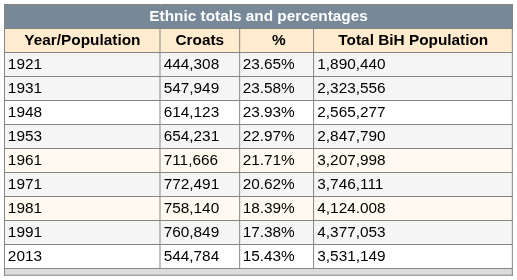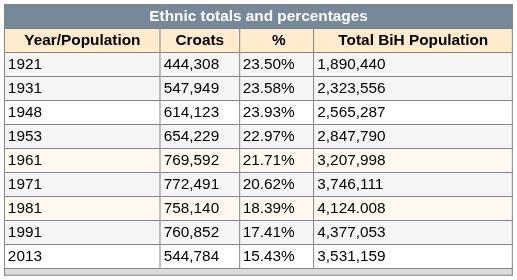(269, 64) 23.65% -> (269, 64) 23.50%
(351, 112) 2,565,277 -> (351, 112) 2,565,287
(191, 136) 654,231 -> (191, 136) 654,229
(191, 160) 711,666 -> (191, 160) 769,592
(191, 232) 760,849 -> (191, 232) 760,852
(269, 232) 17.38% -> (269, 232) 17.41%
(351, 256) 3,531,149 -> (351, 256) 3,531,159
